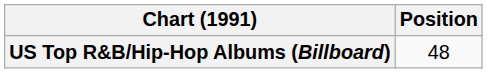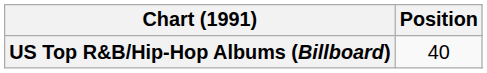(439, 51) 48 -> (439, 51) 40
